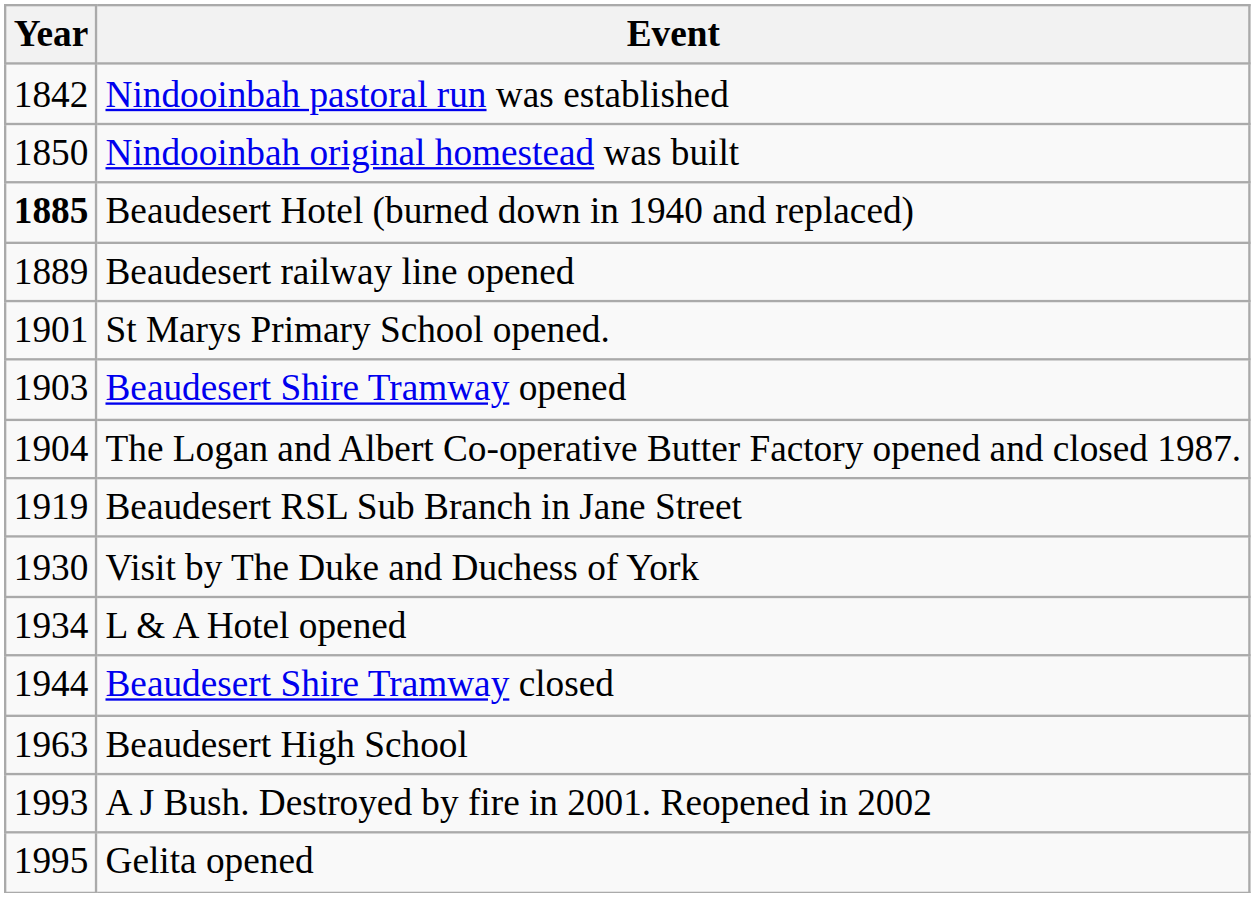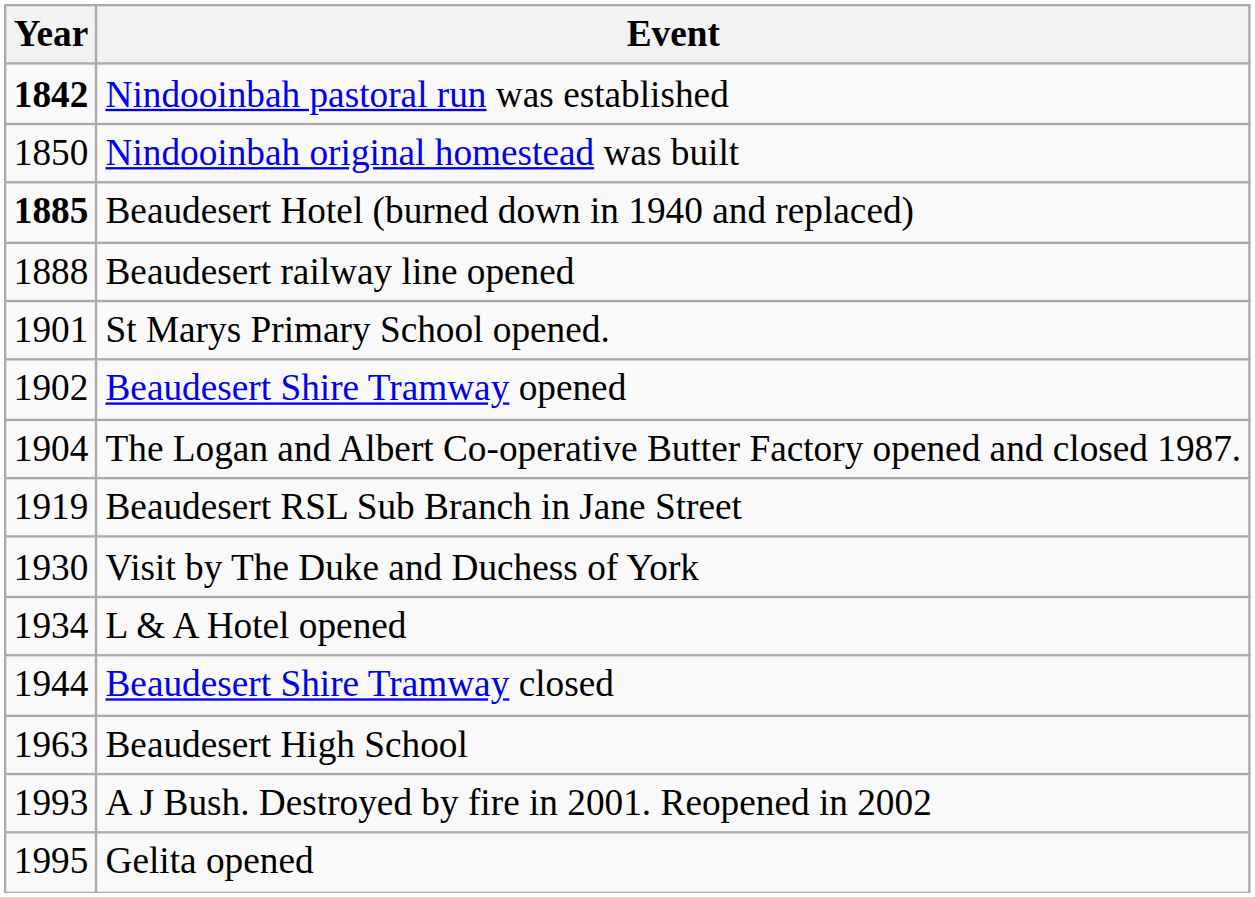(51, 93) normal -> (51, 93) bold
(51, 270) 1889 -> (51, 270) 1888
(51, 388) 1903 -> (51, 388) 1902
